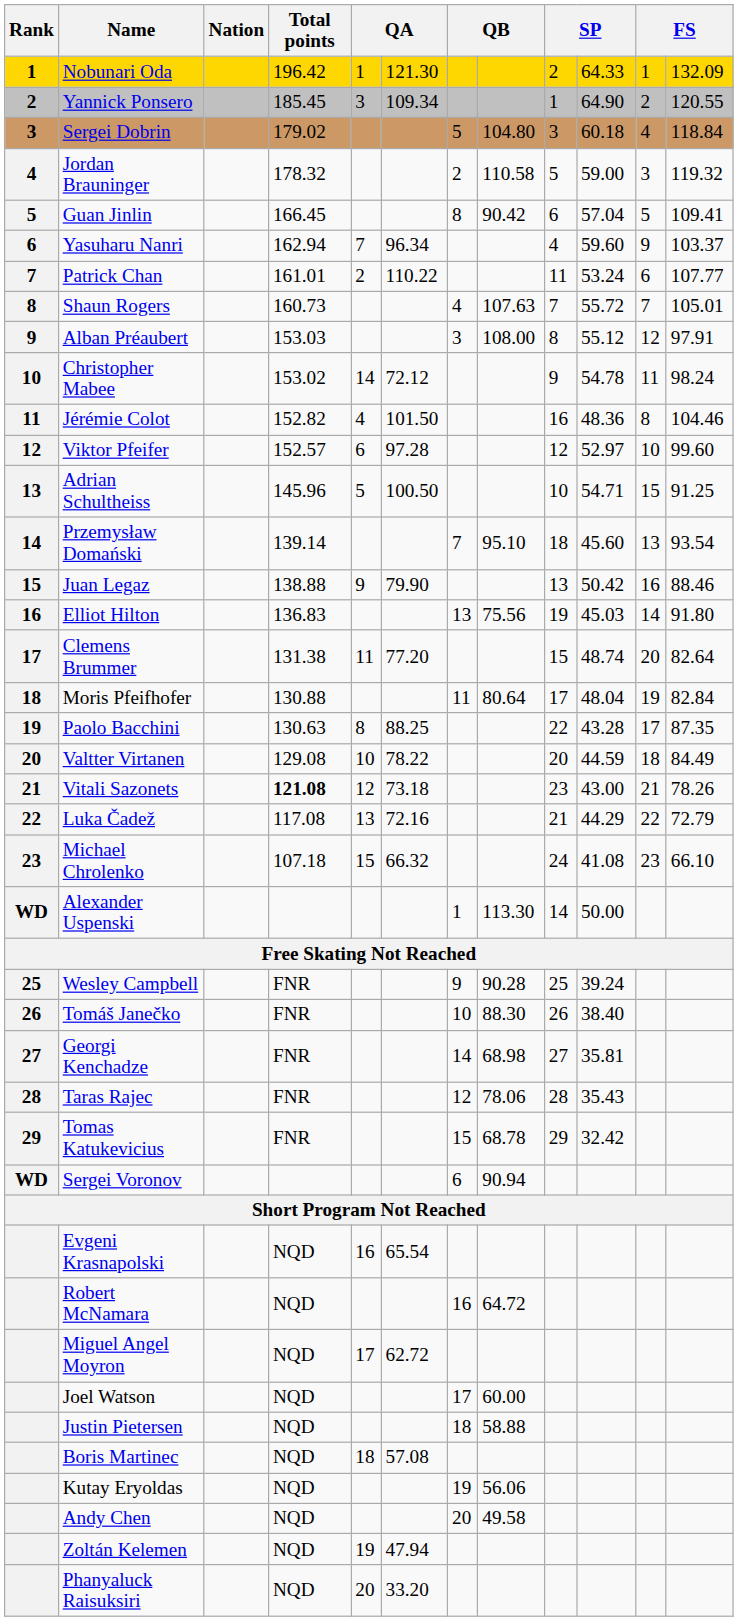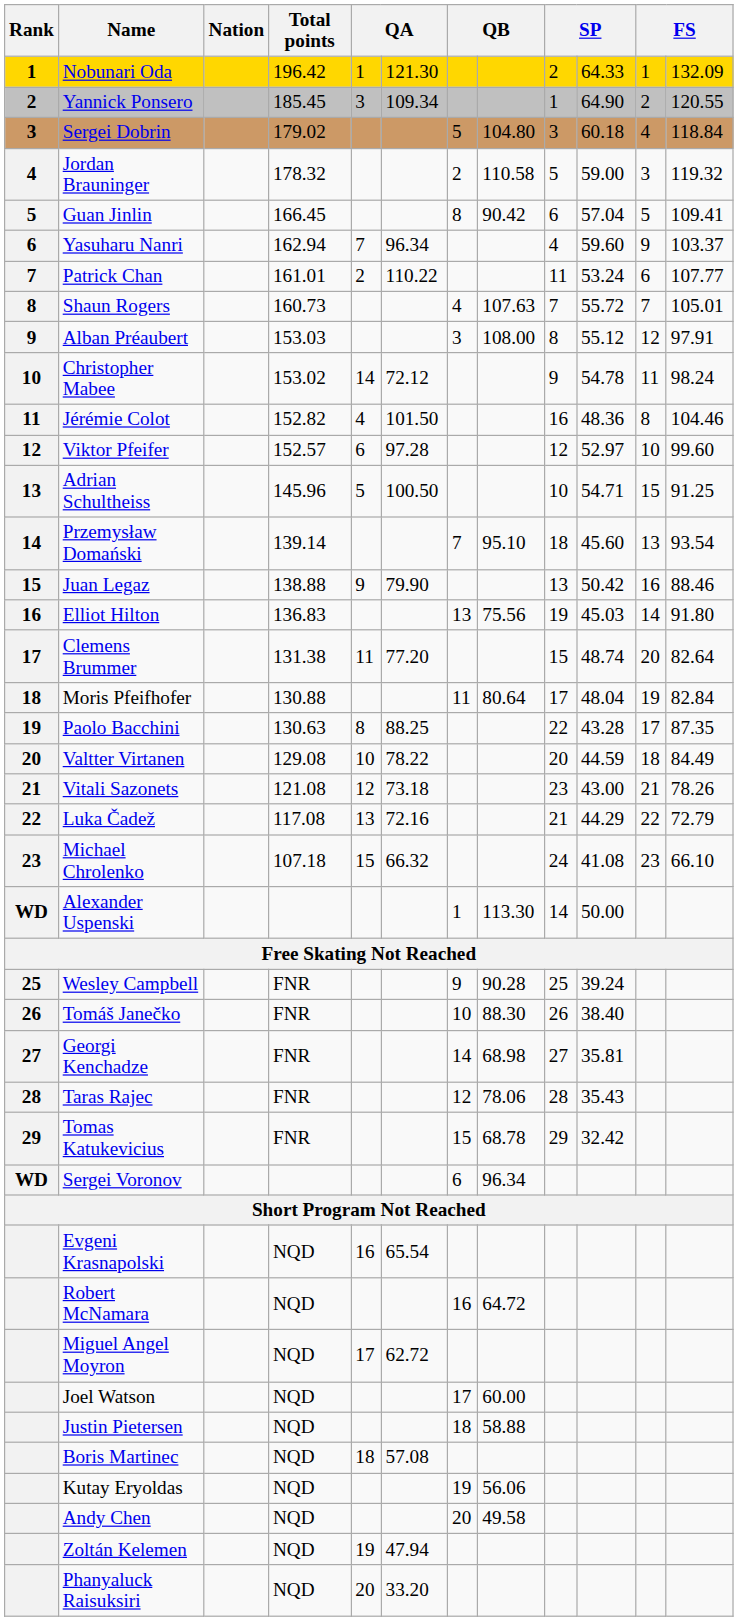(299, 788) bold -> (299, 788) normal
(504, 1179) 90.94 -> (504, 1179) 96.34
